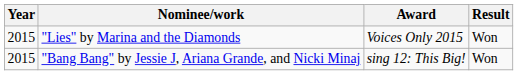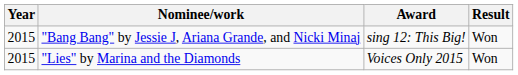rows swapped: (201, 59) <-> (141, 37)
